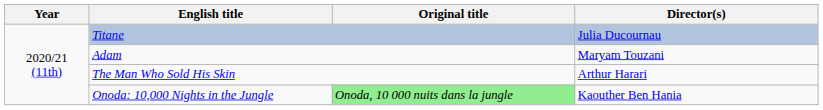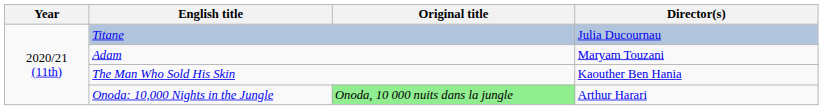(612, 74) Arthur Harari -> (630, 74) Kaouther Ben Hania
(630, 94) Kaouther Ben Hania -> (612, 94) Arthur Harari
